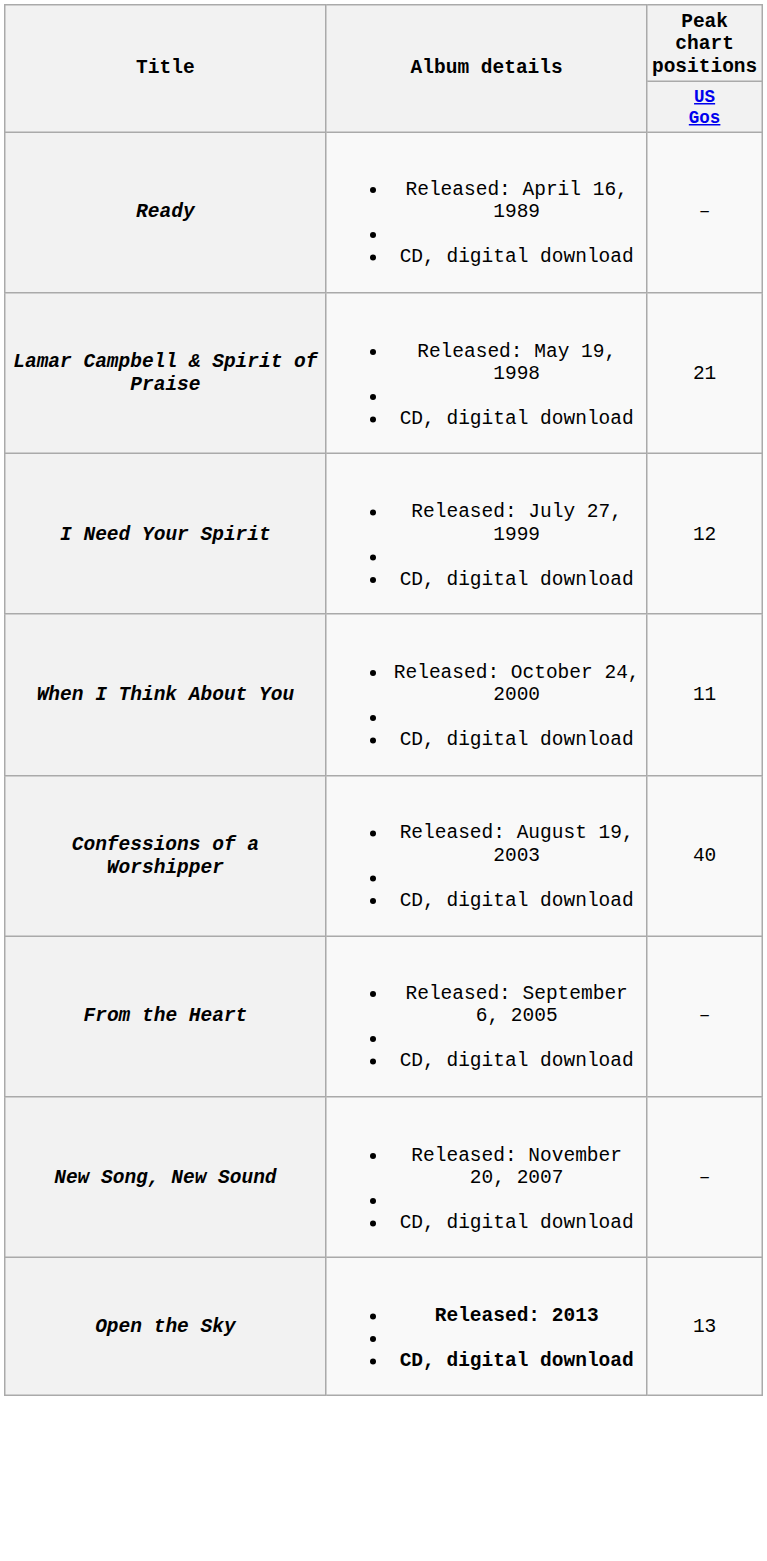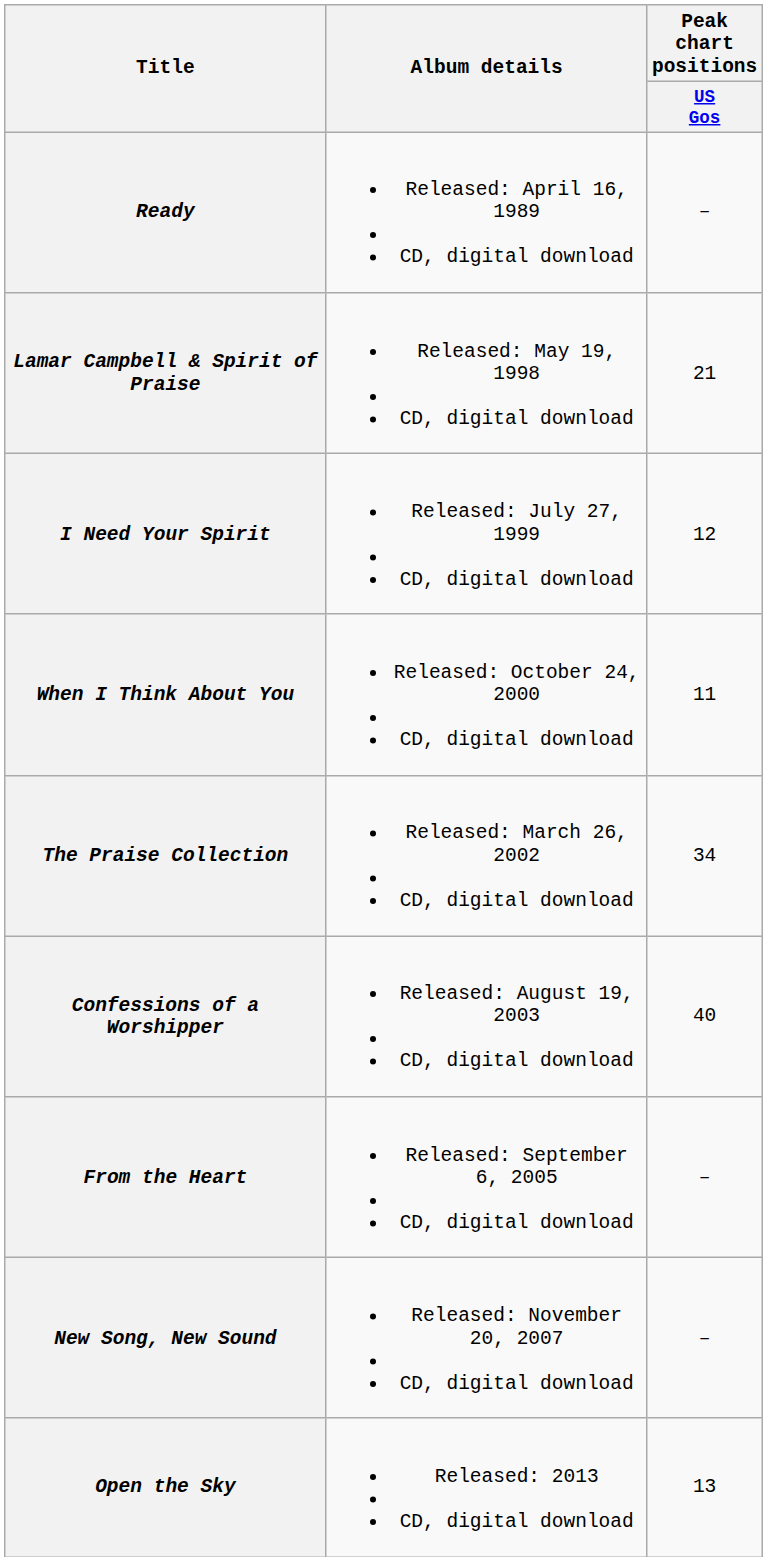+ row: (165, 856)
(487, 1338) bold -> (487, 1499) normal
